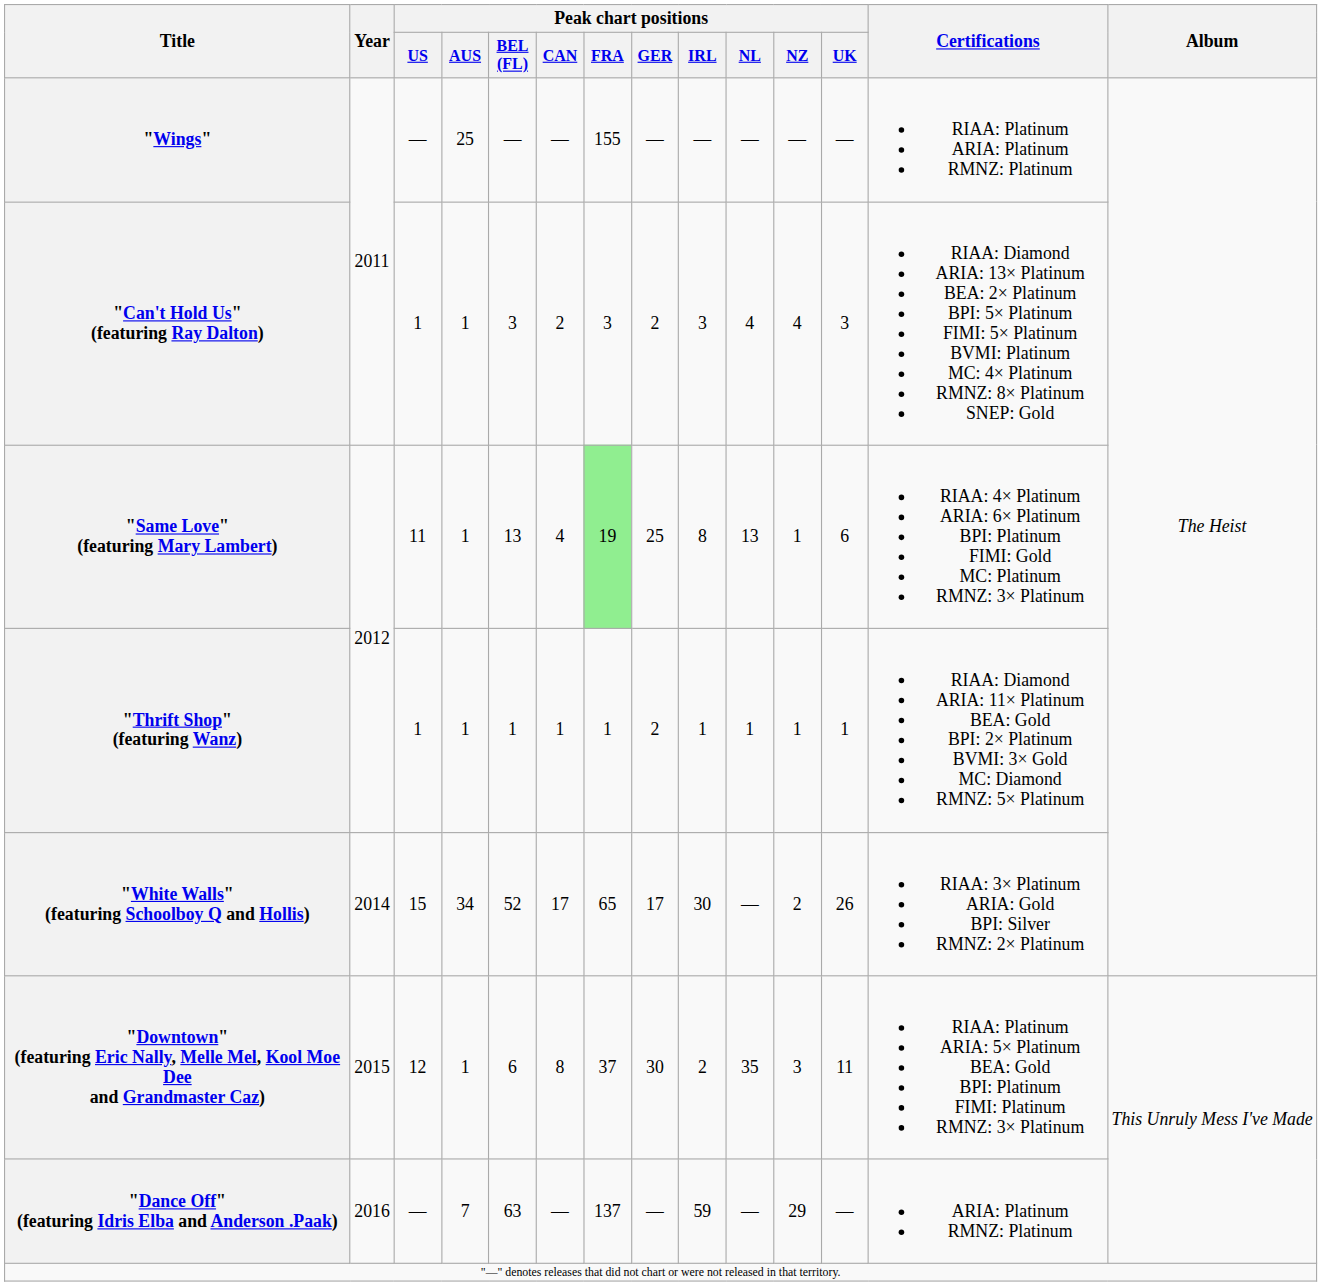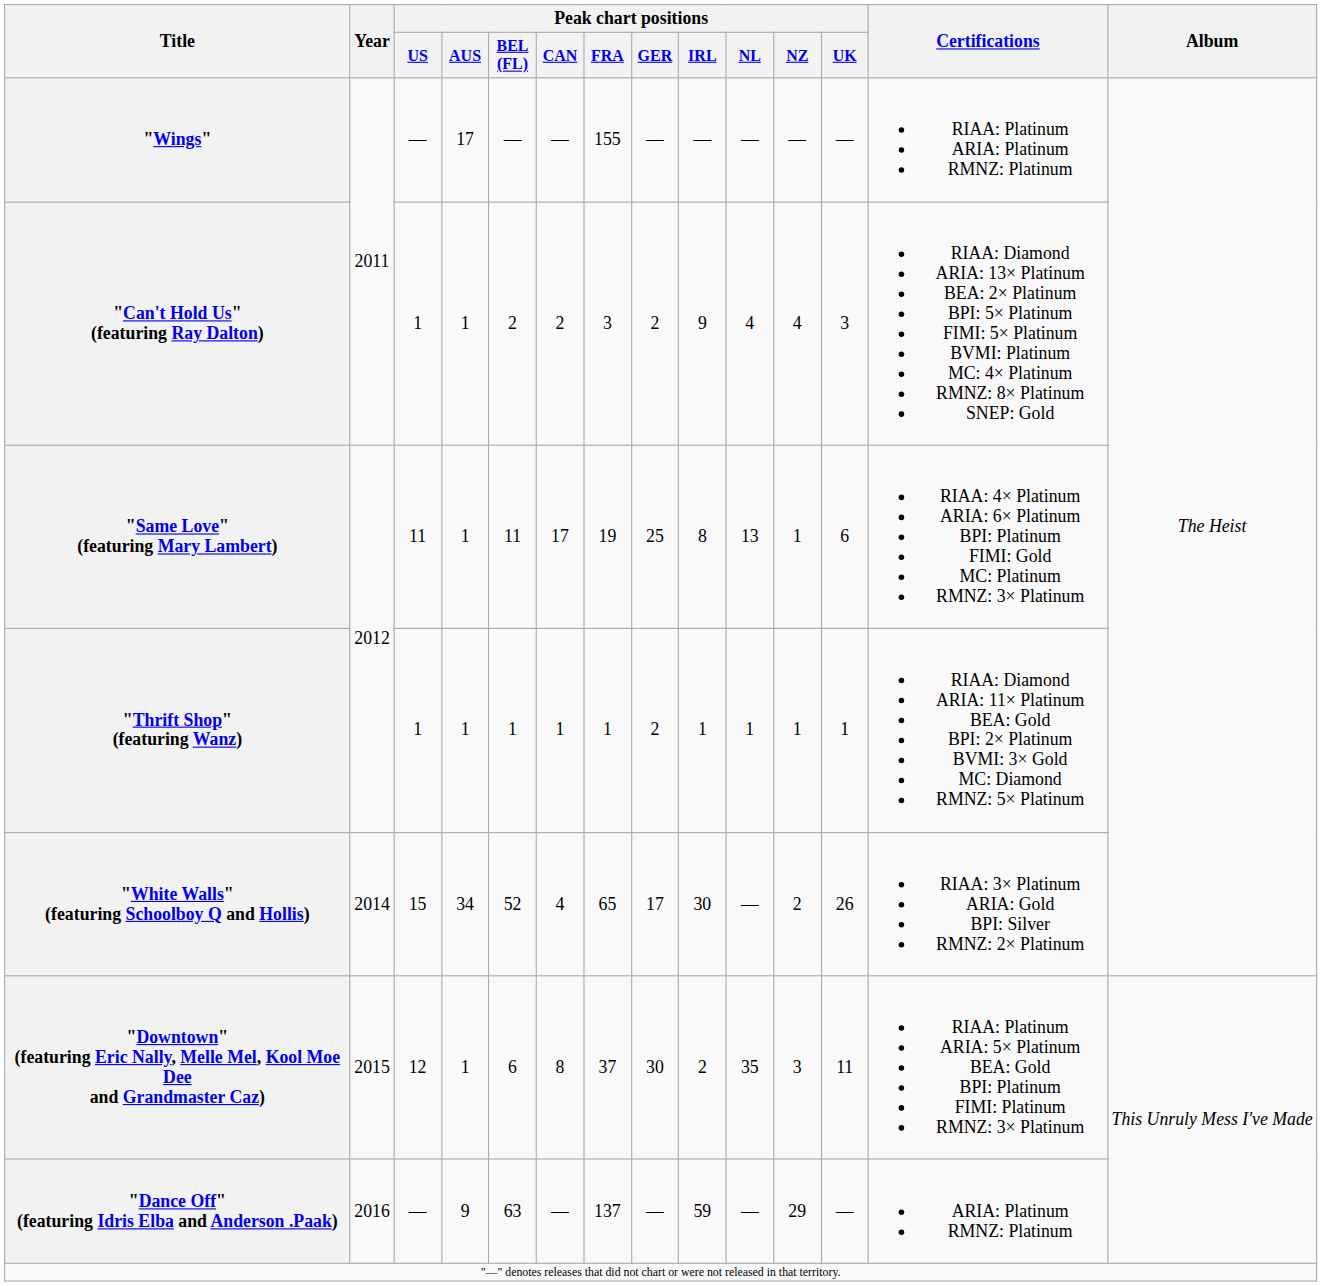(465, 139) 25 -> (465, 139) 17
(513, 323) 3 -> (513, 323) 2
(702, 323) 3 -> (702, 323) 9
(513, 536) 13 -> (513, 536) 11
(560, 536) 4 -> (560, 536) 17
(607, 536) lightgreen background -> (607, 536) no background
(560, 903) 17 -> (560, 903) 4
(465, 1211) 7 -> (465, 1211) 9
